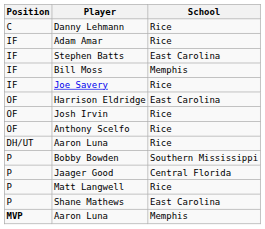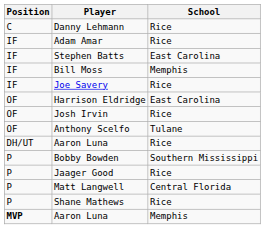(161, 129) Rice -> (166, 129) Tulane
(191, 172) Central Florida -> (161, 172) Rice
(161, 187) Rice -> (191, 187) Central Florida
(185, 202) East Carolina -> (161, 202) Rice
